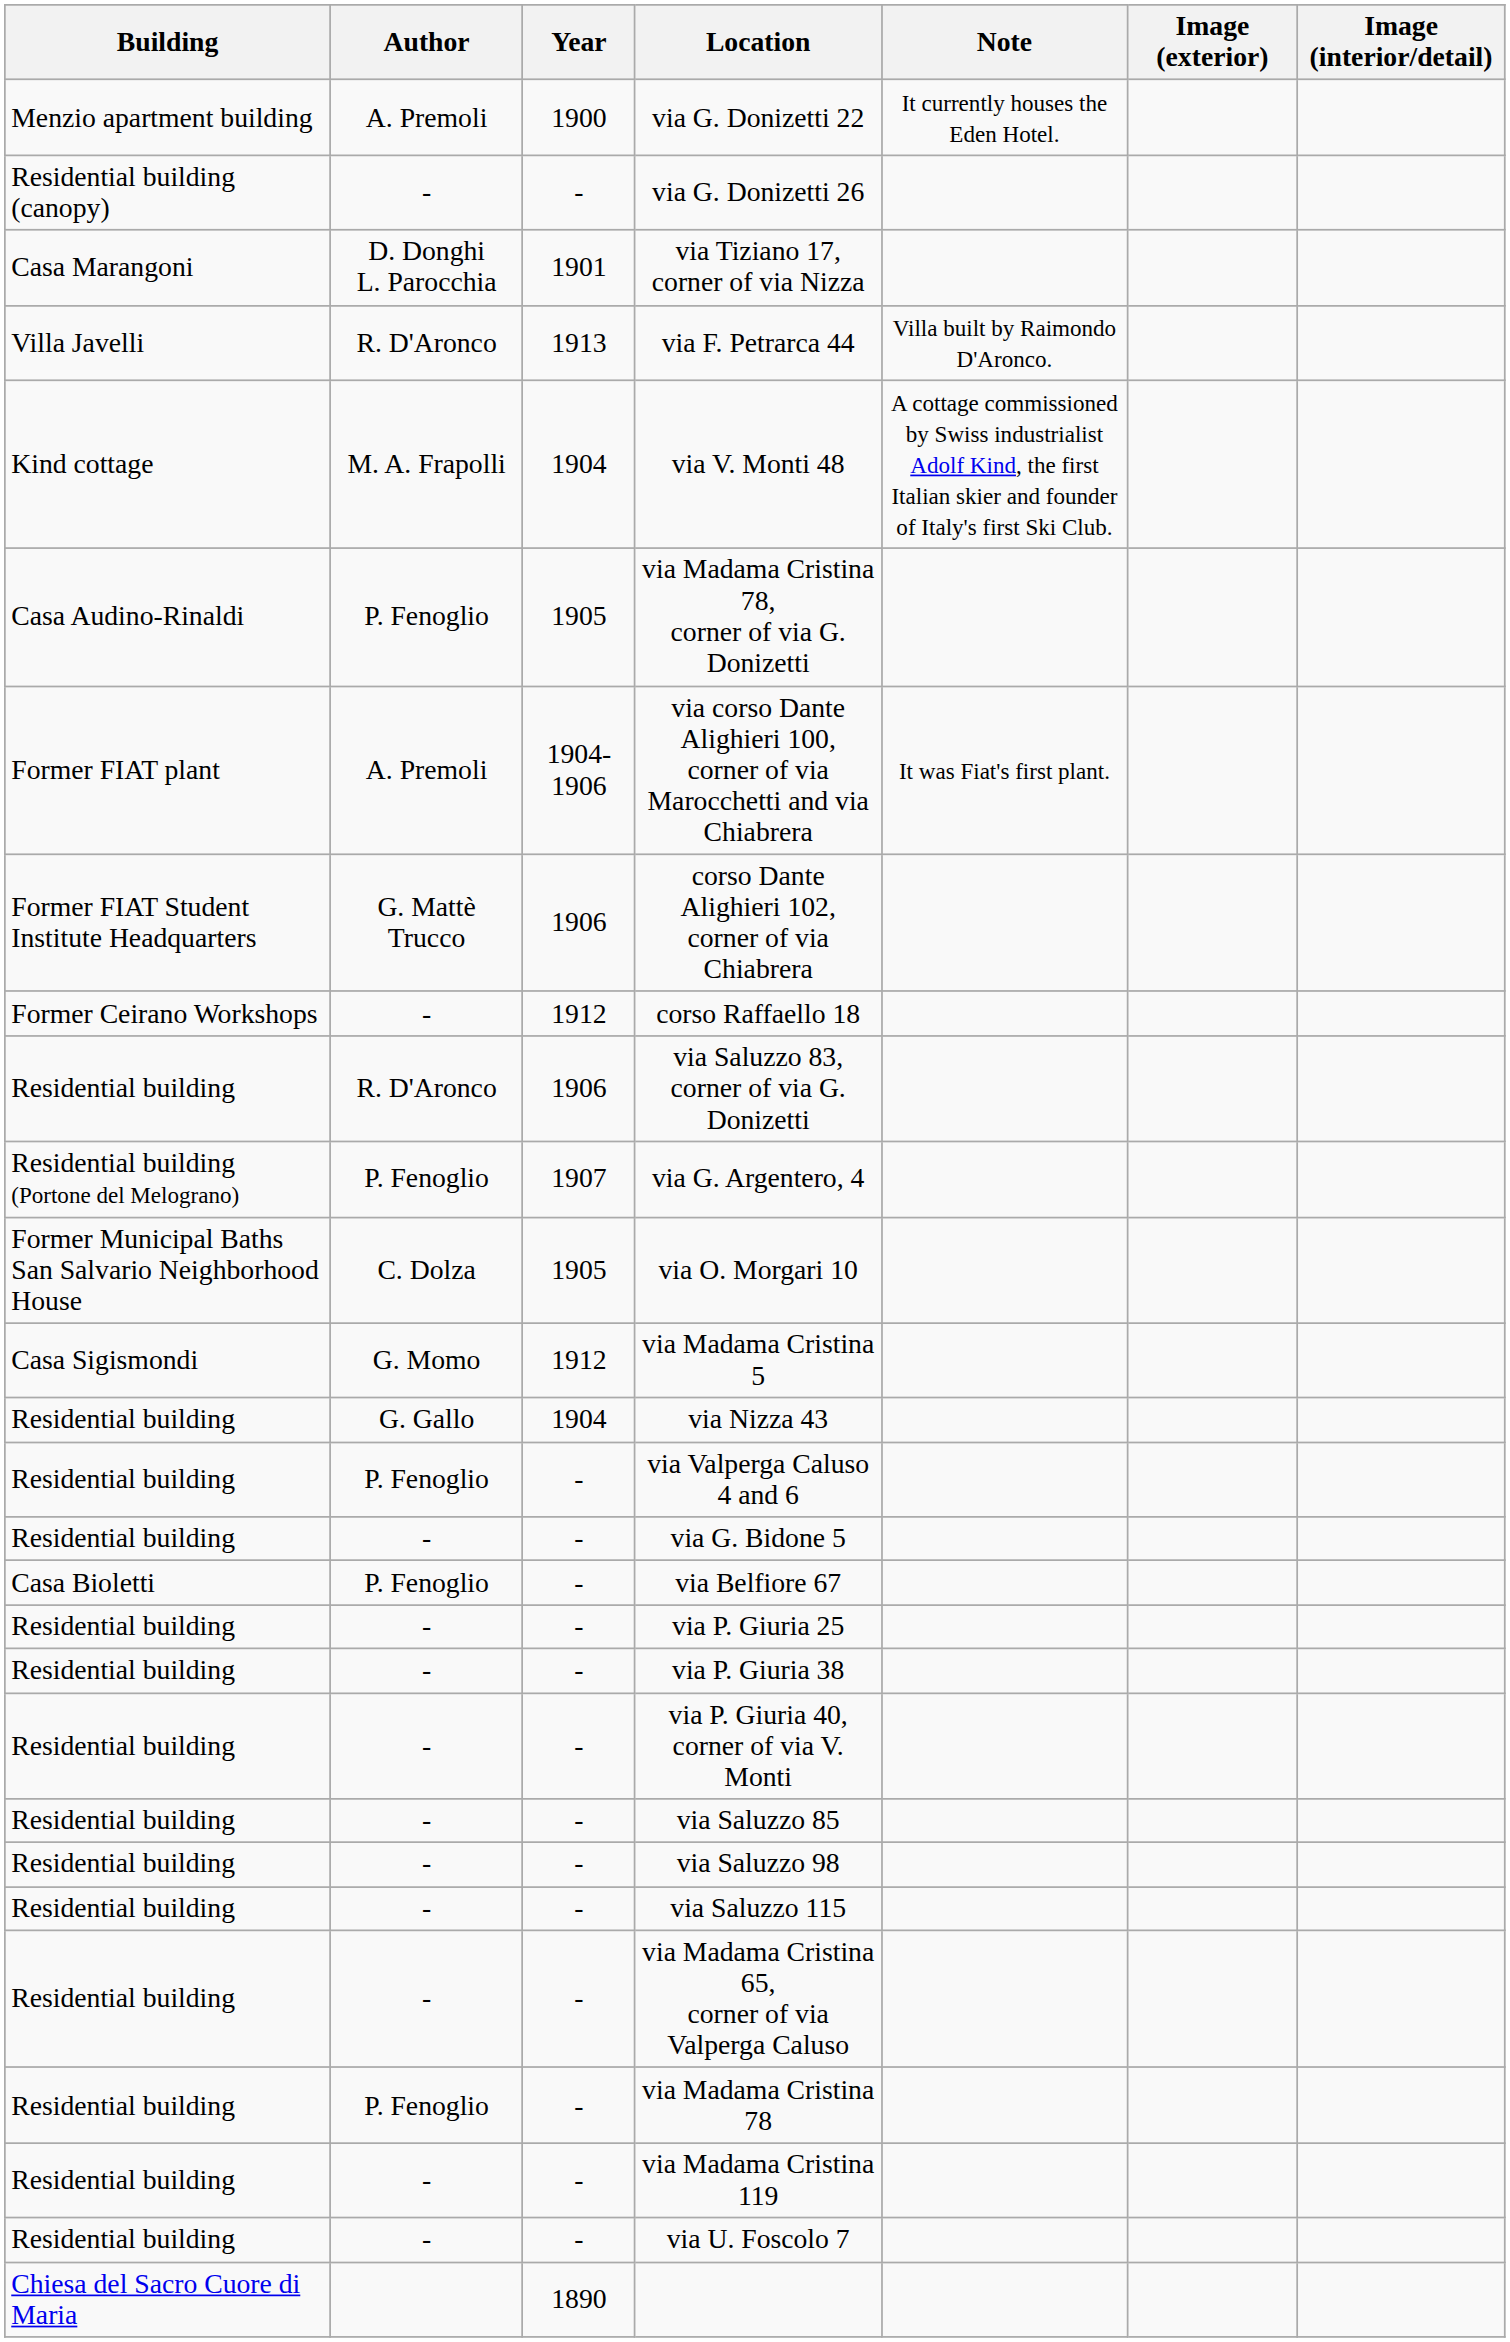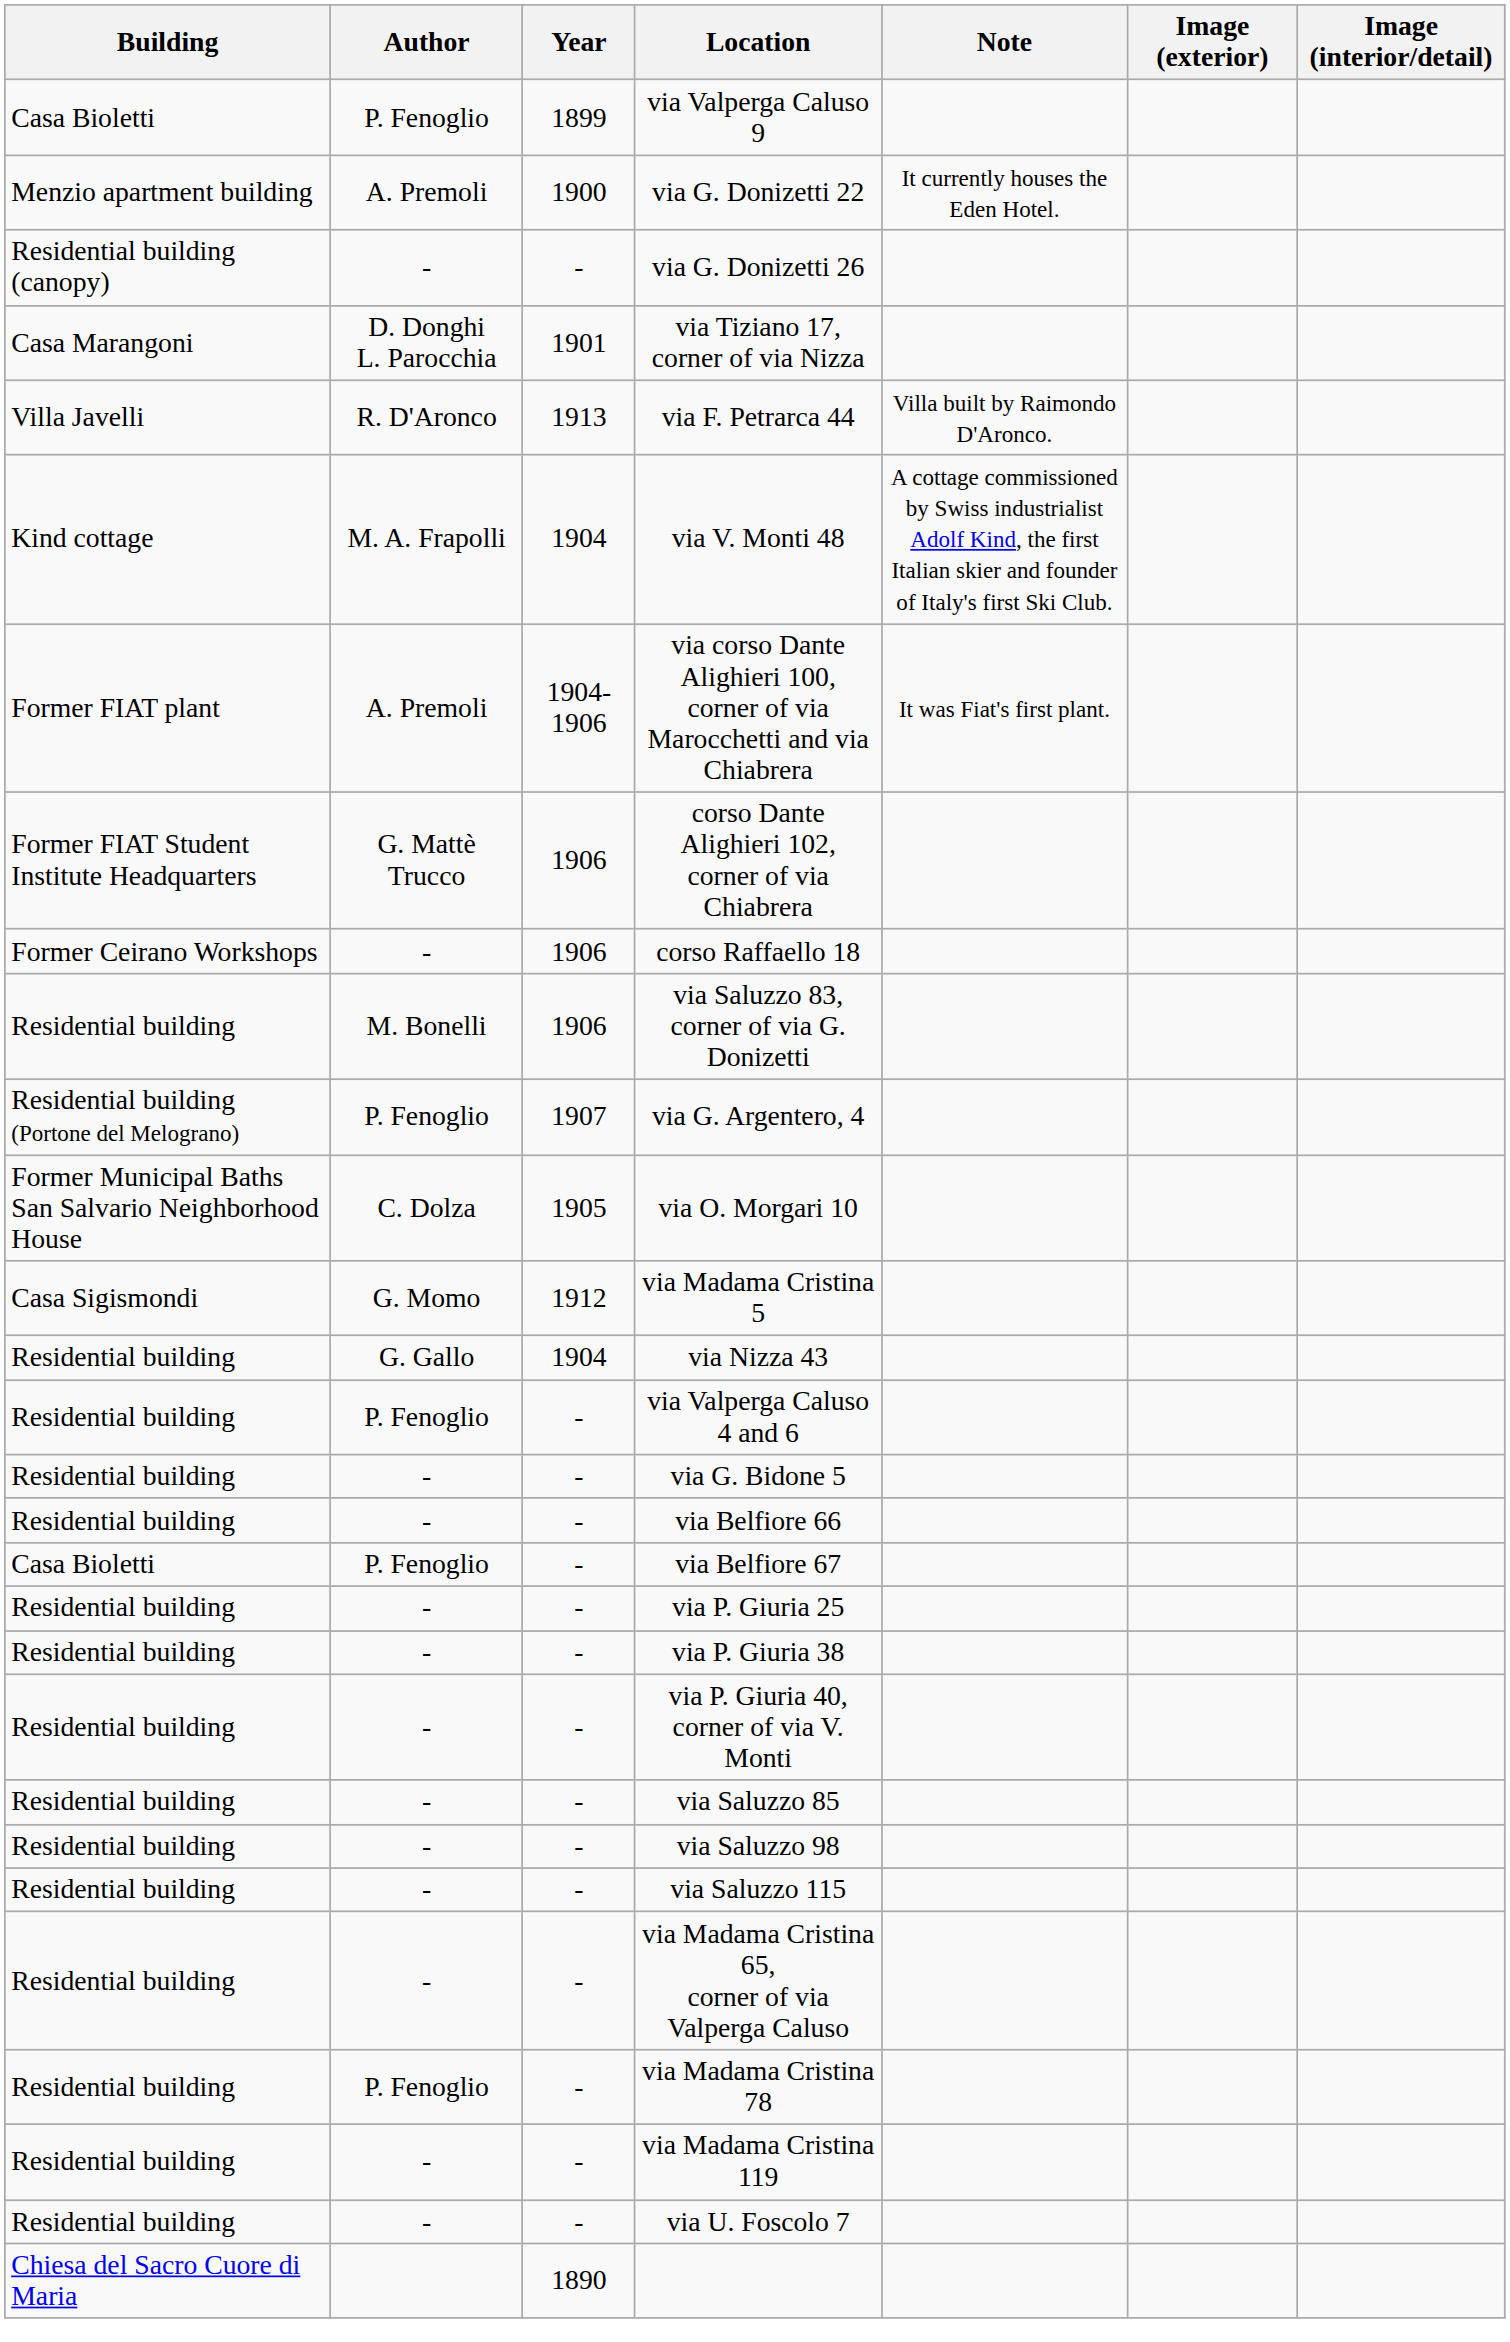+ row: (758, 117)
- row: (758, 616)
(579, 1013) 1912 -> (579, 950) 1906
(427, 1088) R. D'Aronco -> (427, 1025) M. Bonelli
+ row: (758, 1520)
